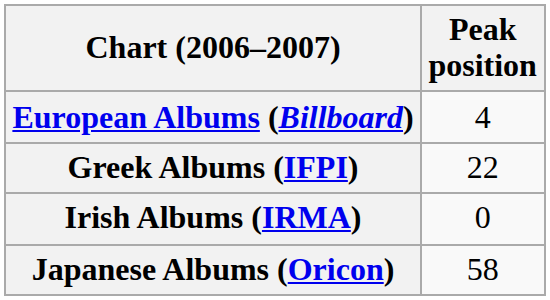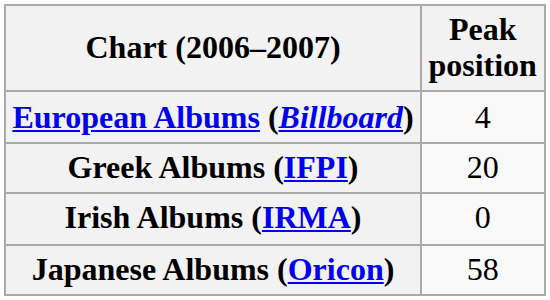(483, 167) 22 -> (483, 167) 20
